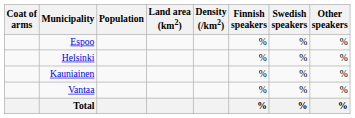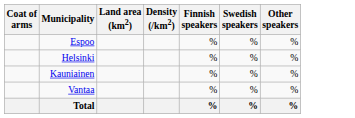- column: (121, 19)
